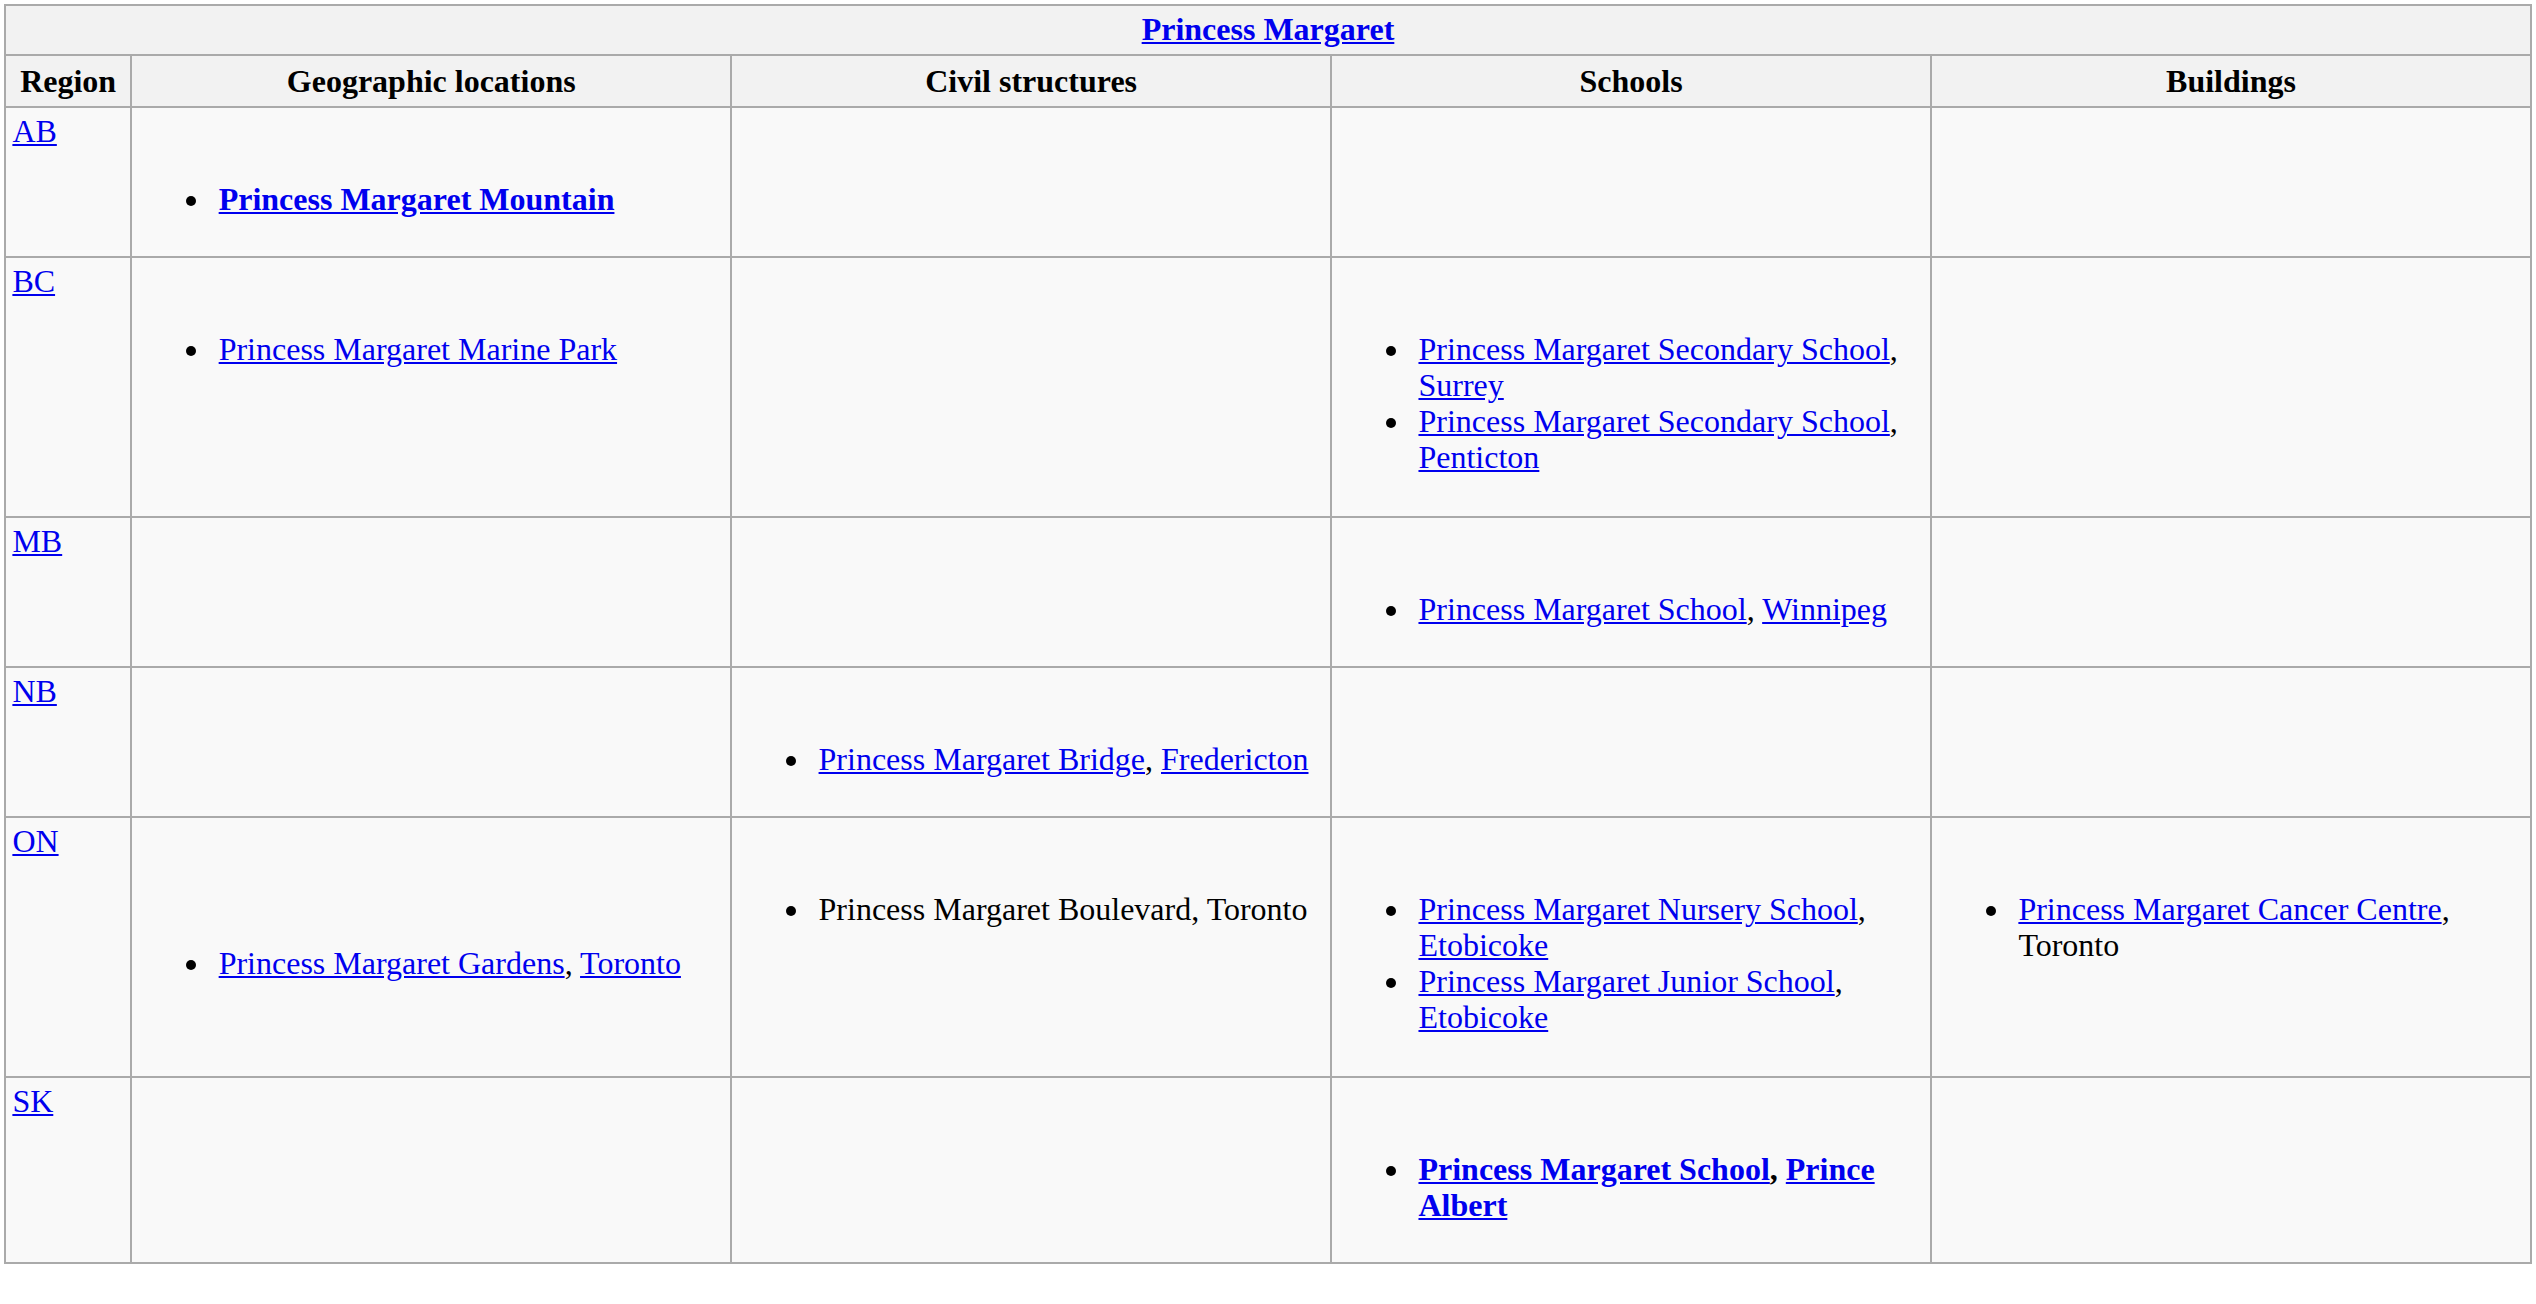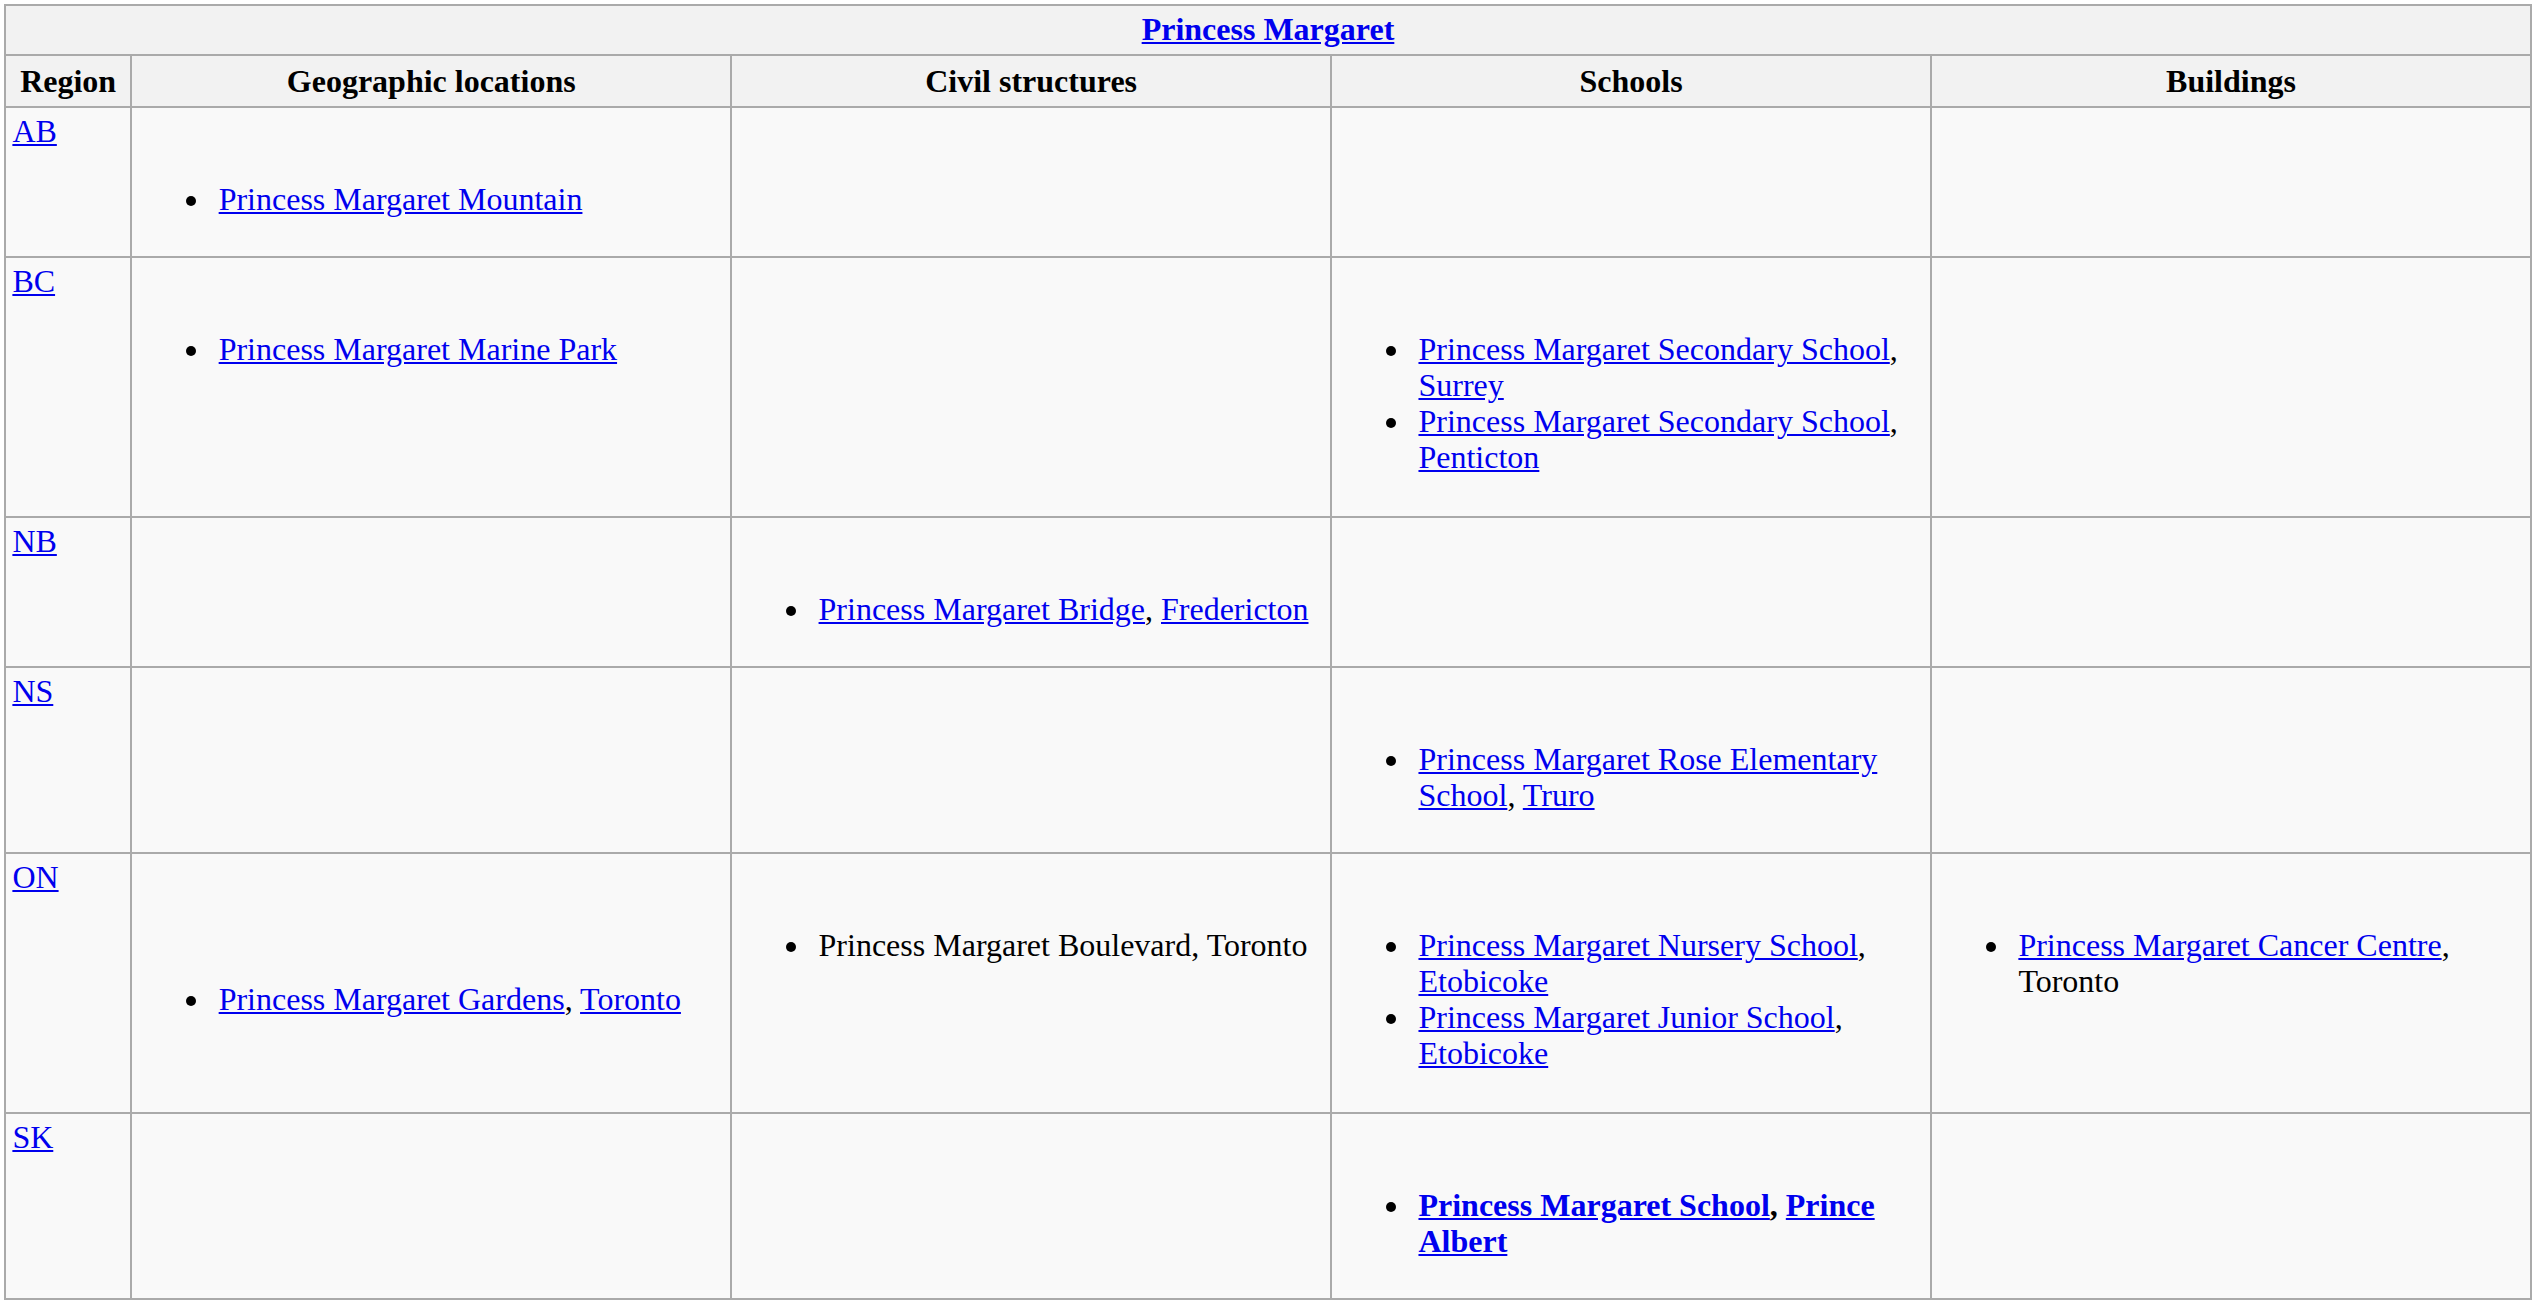(431, 200) bold -> (431, 200) normal
- row: (37, 540)
+ row: (33, 691)
